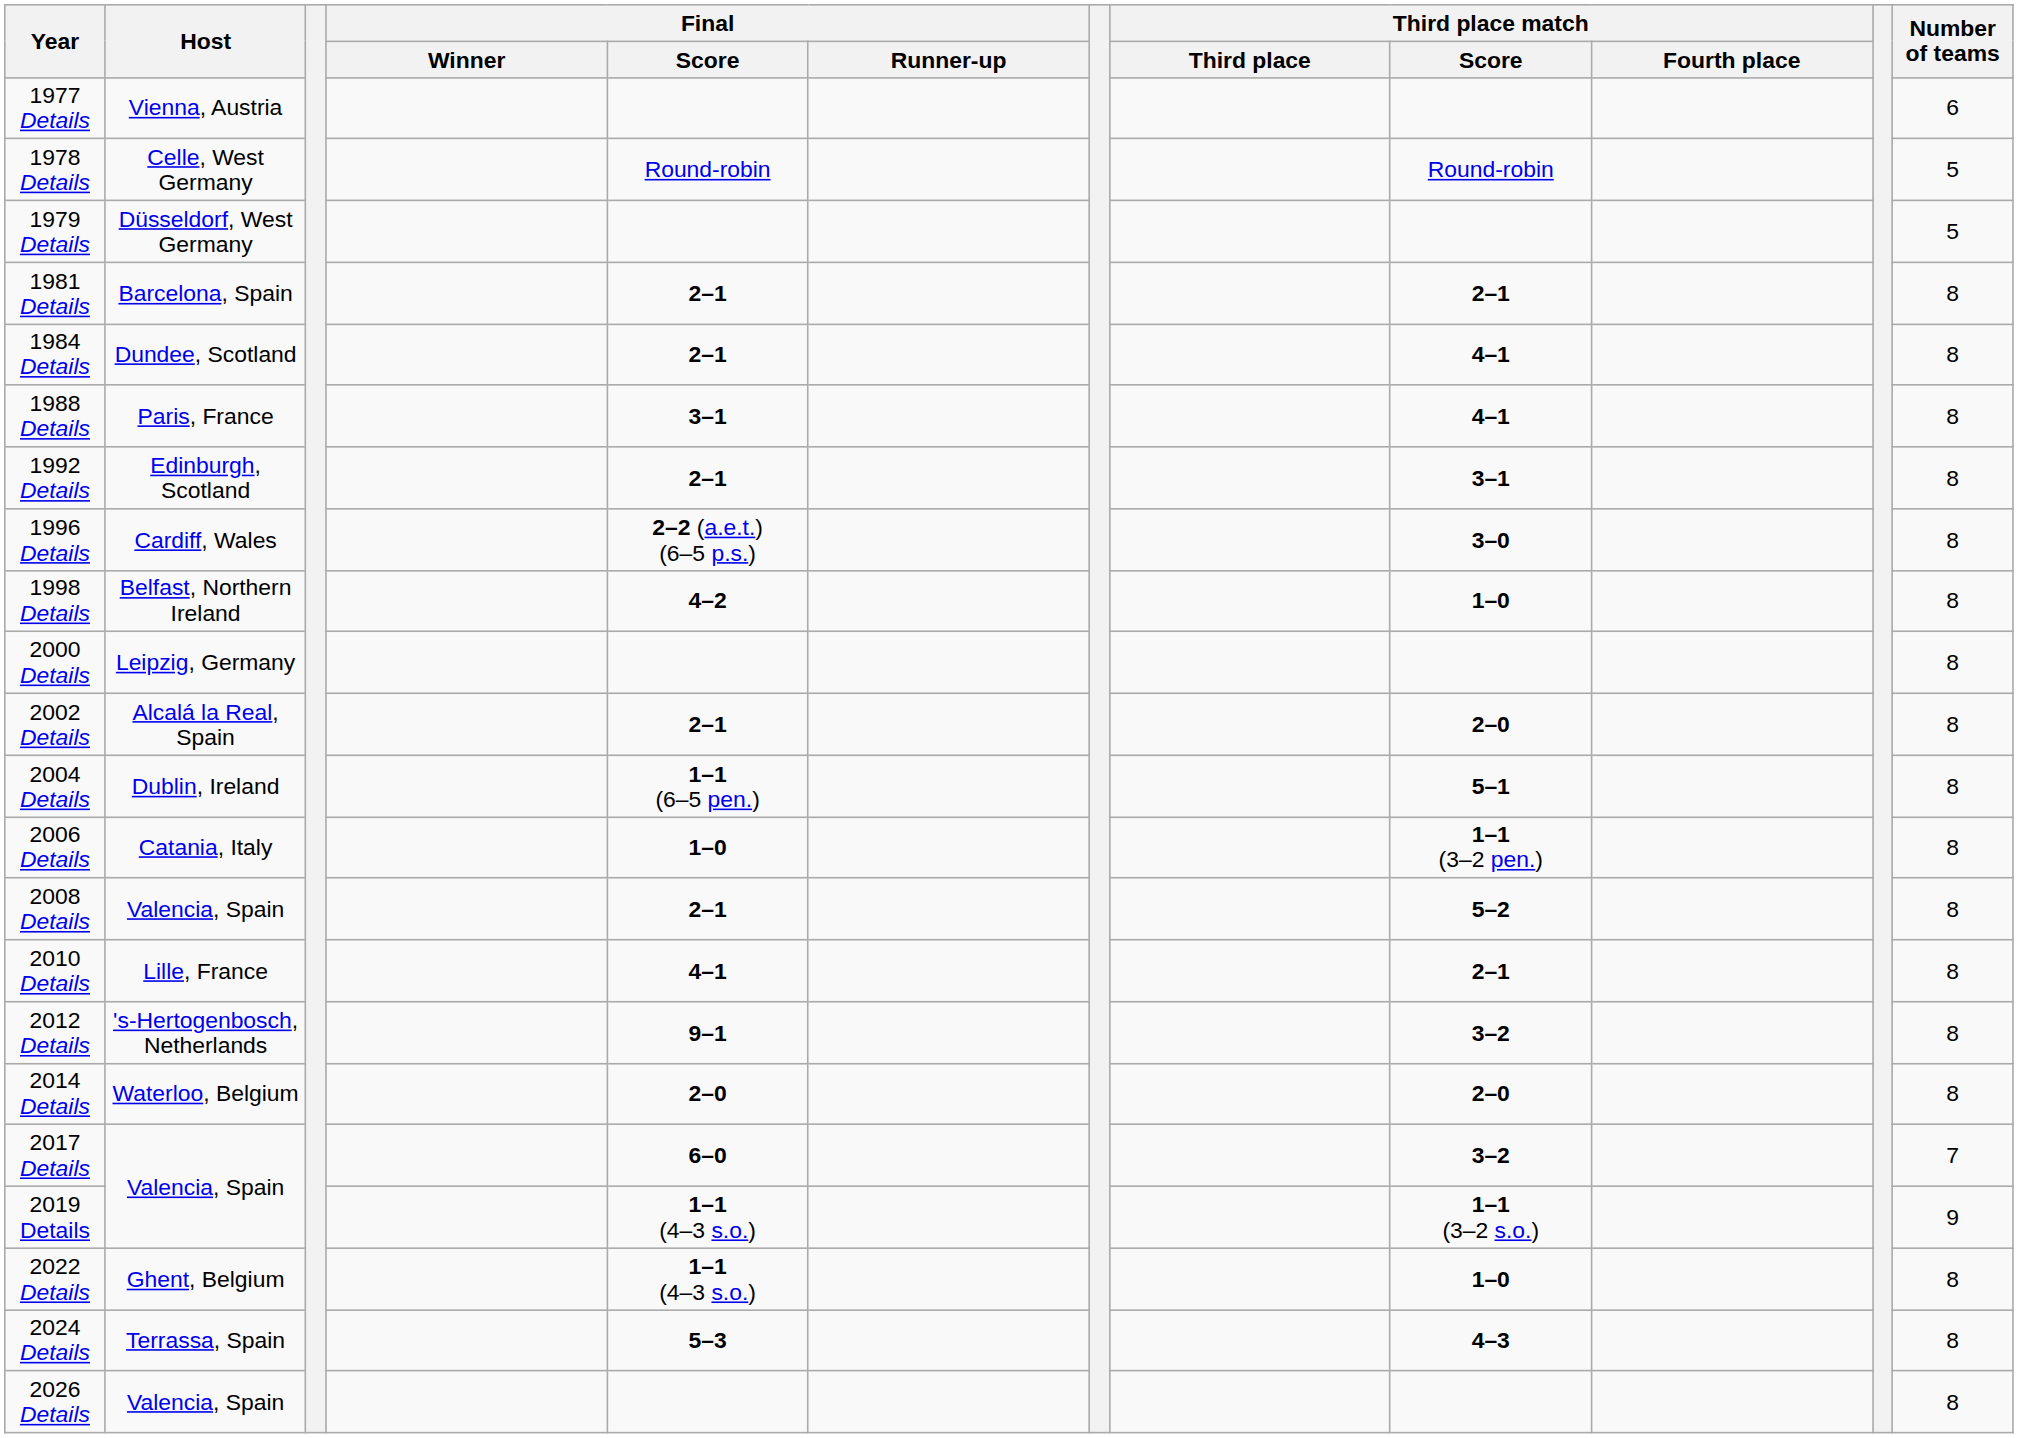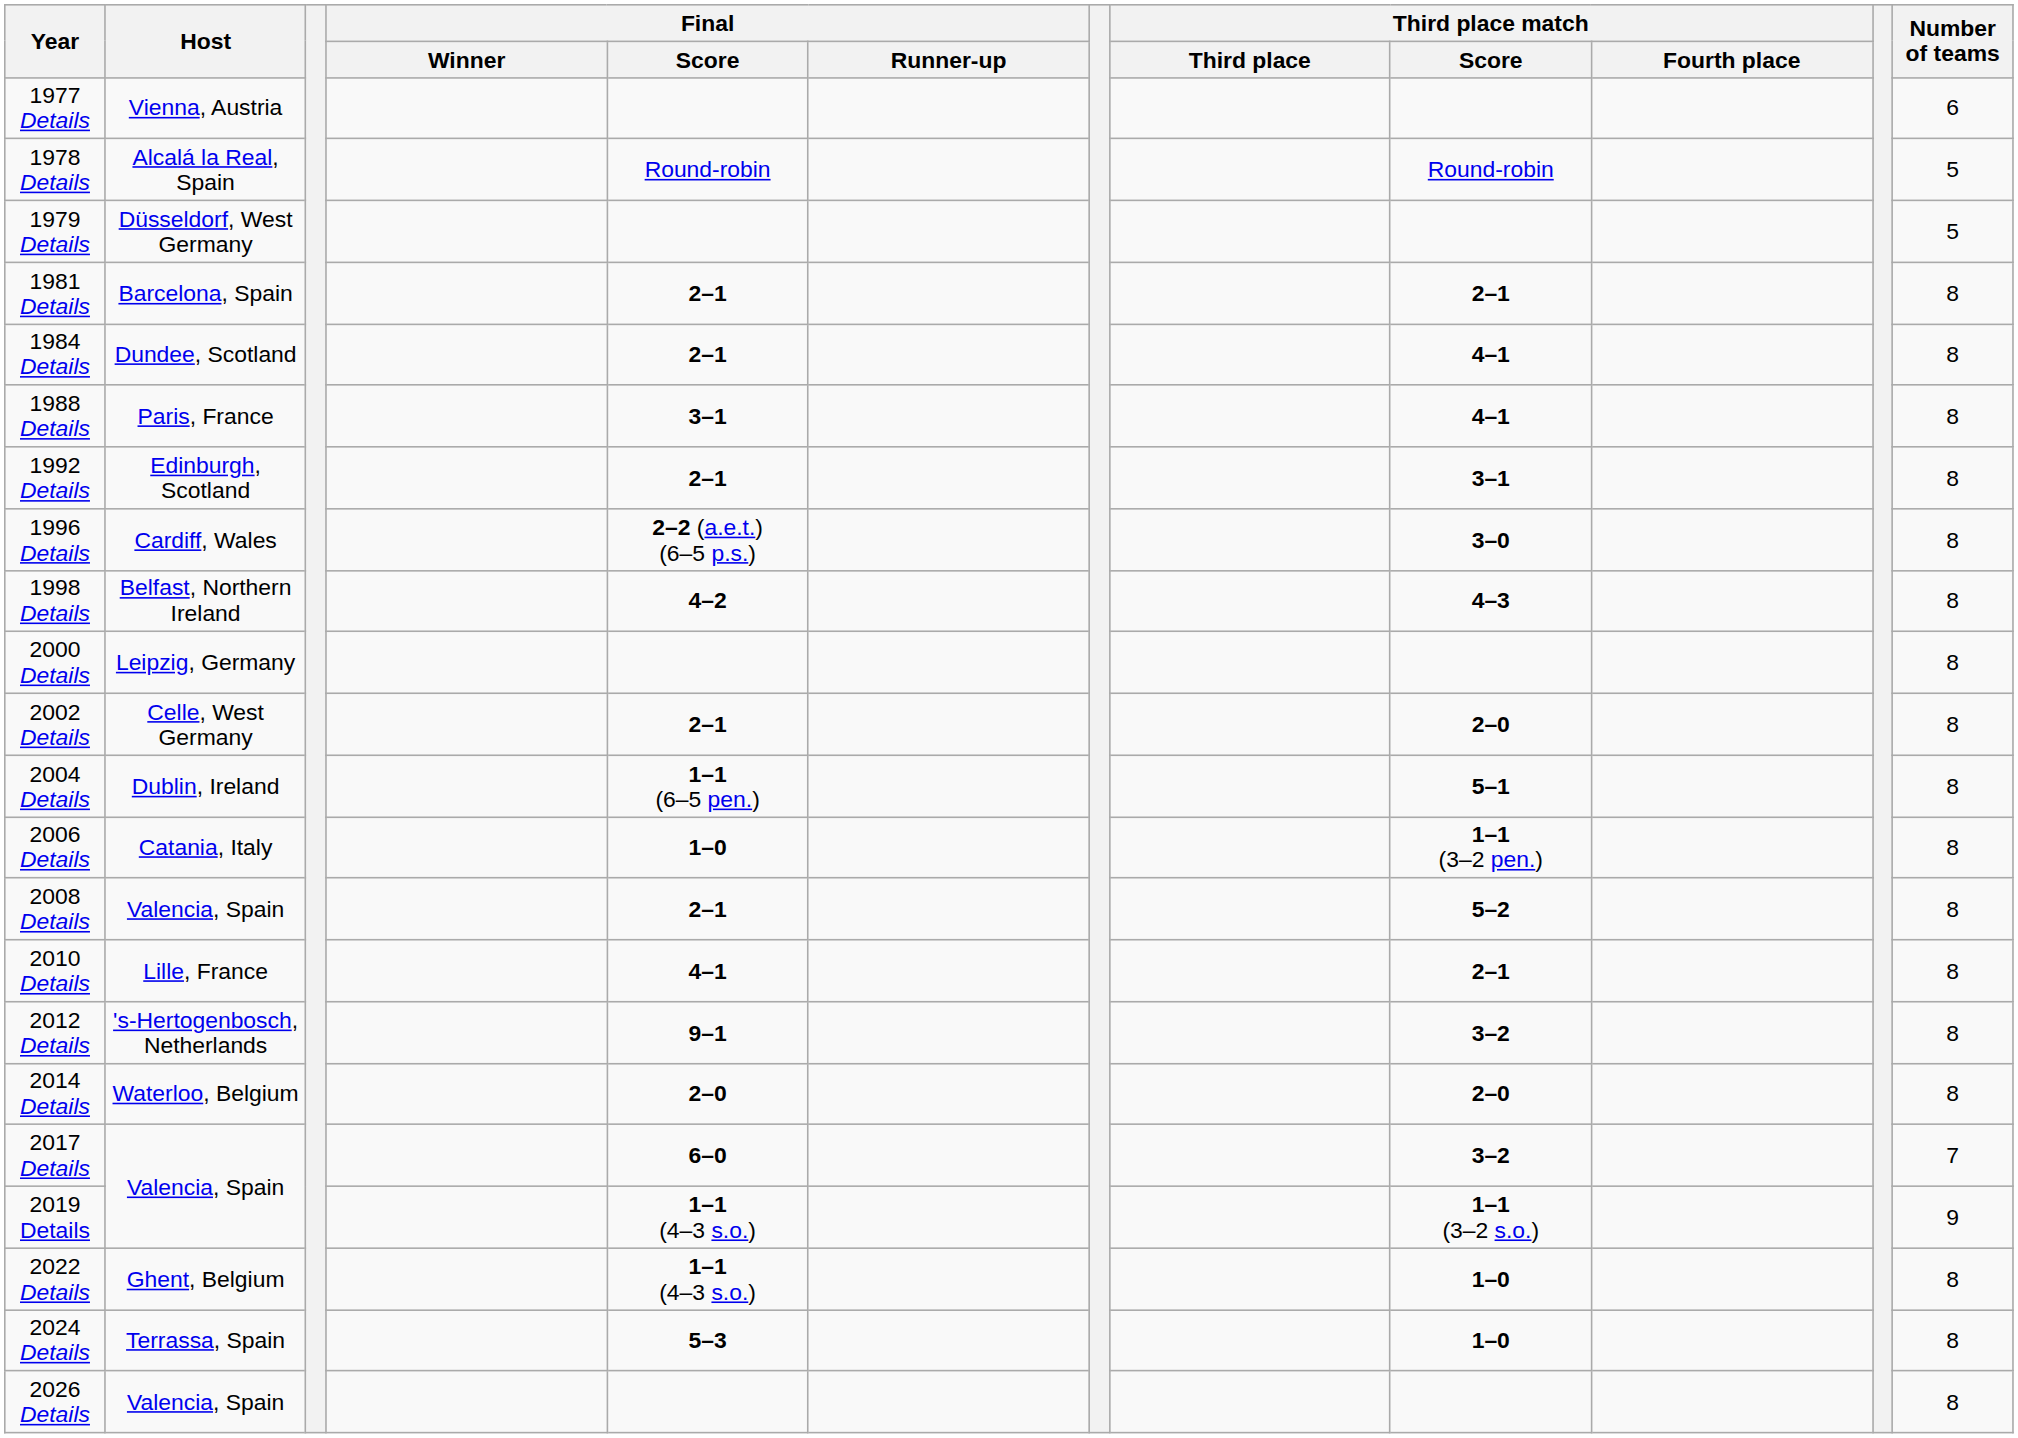(206, 170) Celle, West Germany -> (206, 170) Alcalá la Real, Spain
(1491, 601) 1–0 -> (1491, 601) 4–3
(206, 724) Alcalá la Real, Spain -> (206, 724) Celle, West Germany
(1491, 1341) 4–3 -> (1491, 1341) 1–0
